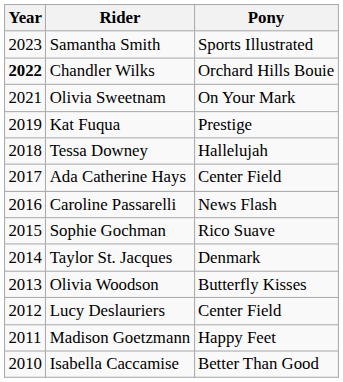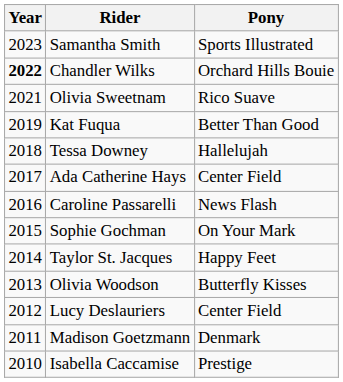(247, 97) On Your Mark -> (236, 97) Rico Suave
(225, 124) Prestige -> (258, 124) Better Than Good
(236, 230) Rico Suave -> (247, 230) On Your Mark
(229, 257) Denmark -> (237, 257) Happy Feet
(237, 337) Happy Feet -> (229, 337) Denmark
(258, 364) Better Than Good -> (225, 364) Prestige
